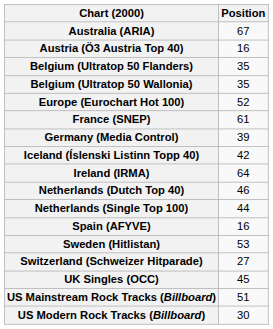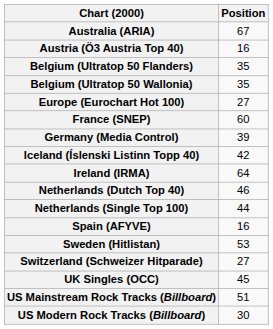(243, 102) 52 -> (243, 102) 27
(243, 119) 61 -> (243, 119) 60
